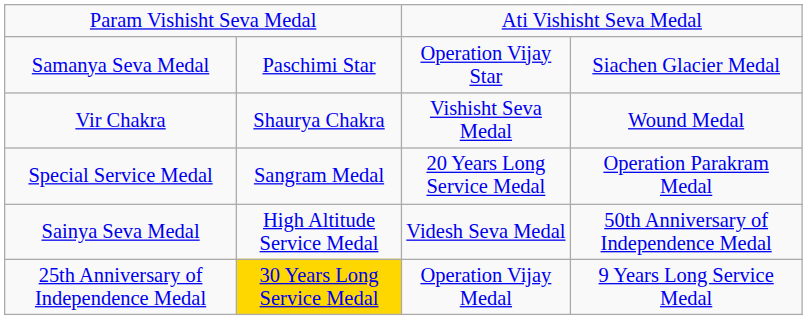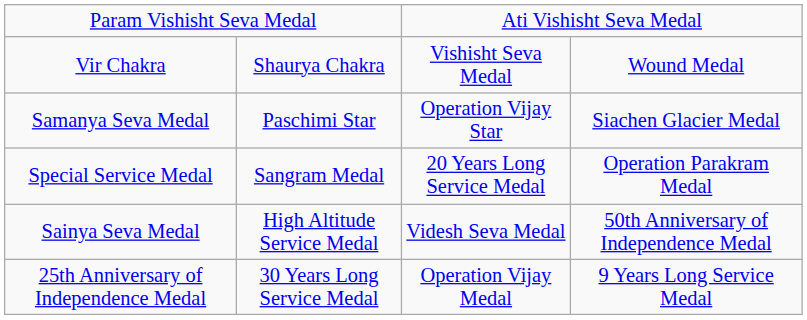rows swapped: (121, 120) <-> (121, 64)
(319, 286) gold background -> (319, 286) no background
